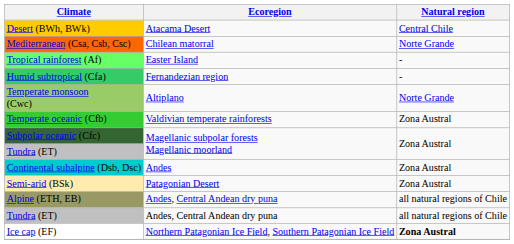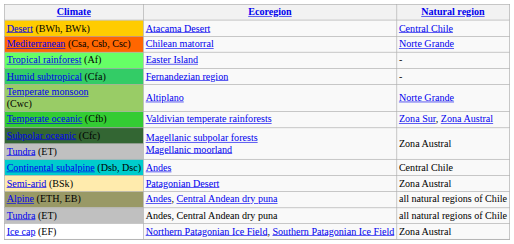(425, 119) Zona Austral -> (446, 119) Zona Sur, Zona Austral
(425, 167) Zona Austral -> (426, 167) Central Chile
(427, 231) bold -> (425, 231) normal
